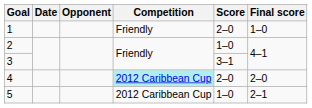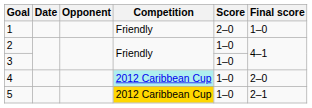(225, 62) 3–1 -> (225, 62) 1–0
(225, 78) 2–0 -> (225, 78) 1–0
(164, 95) no background -> (164, 95) gold background
